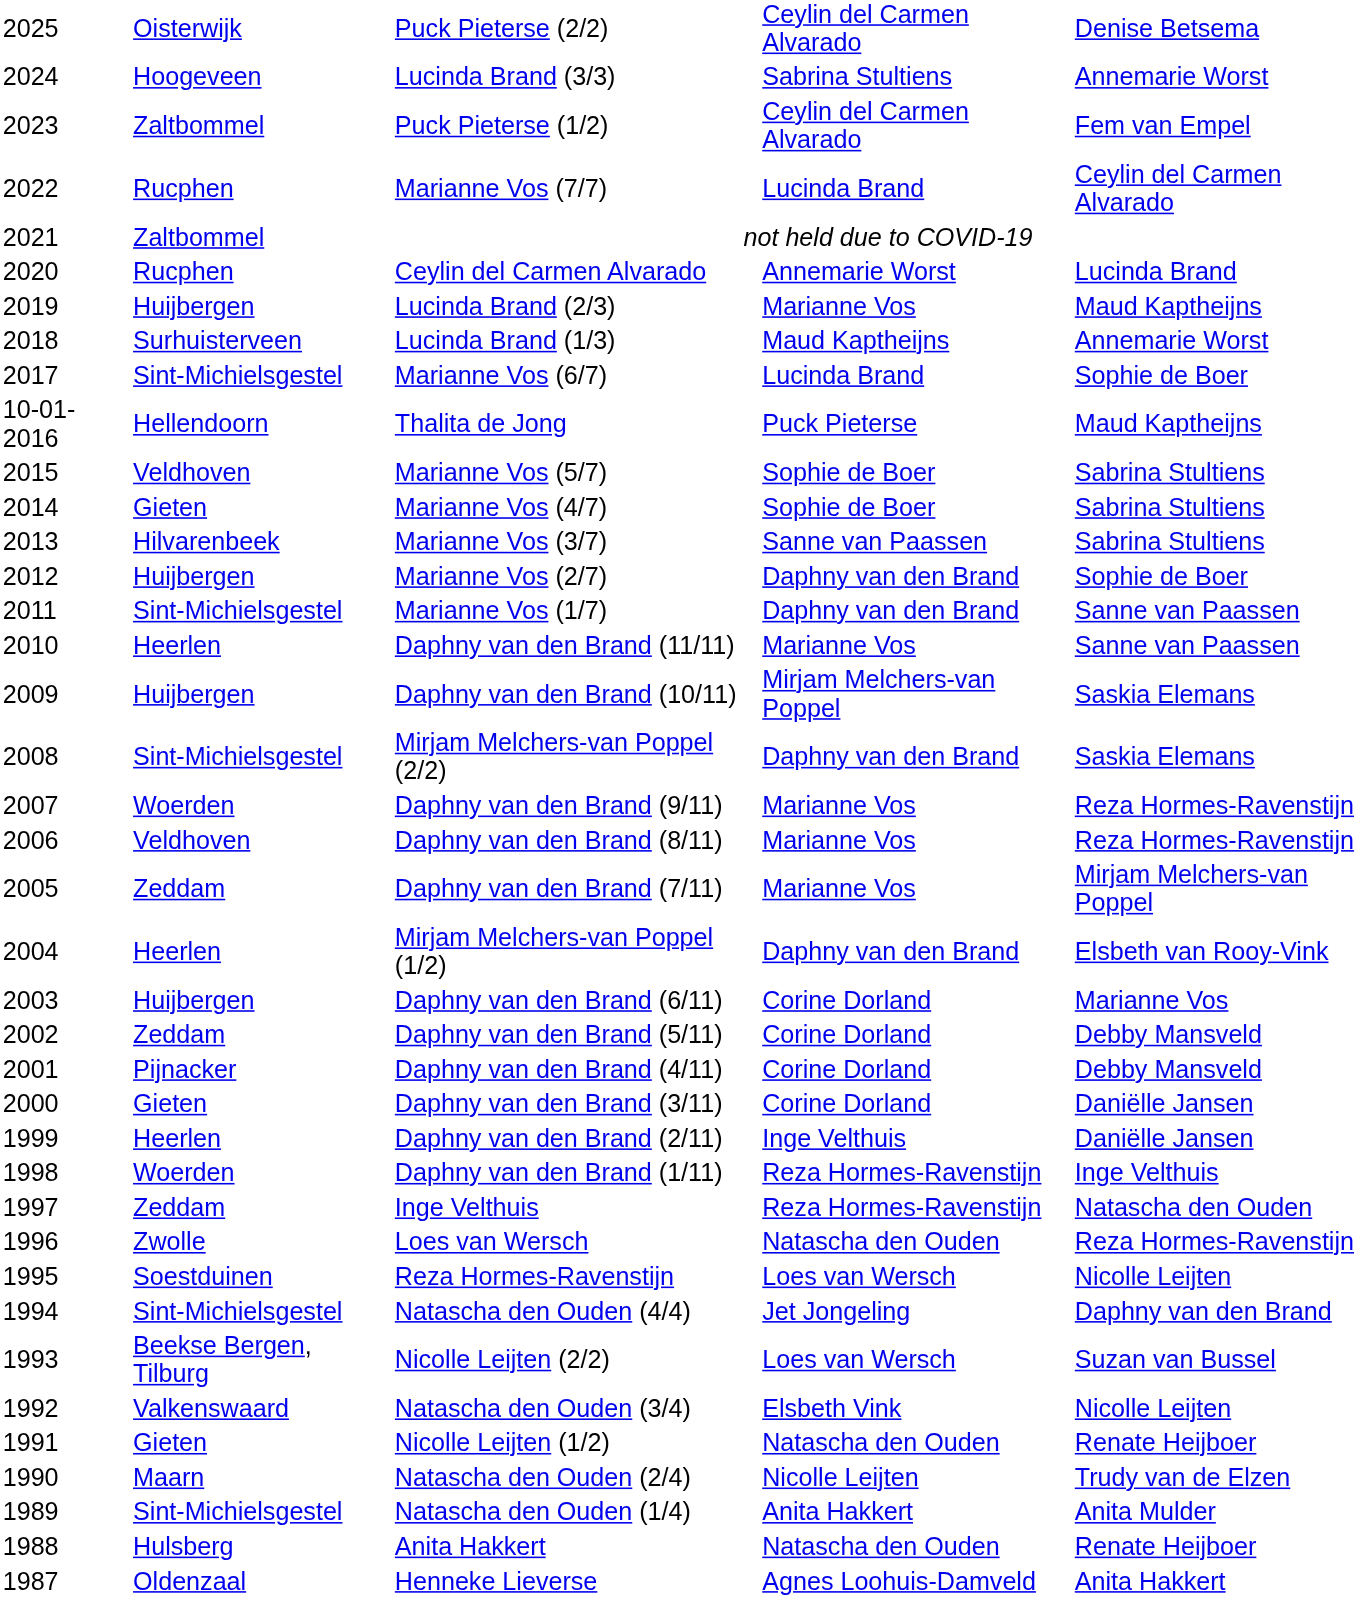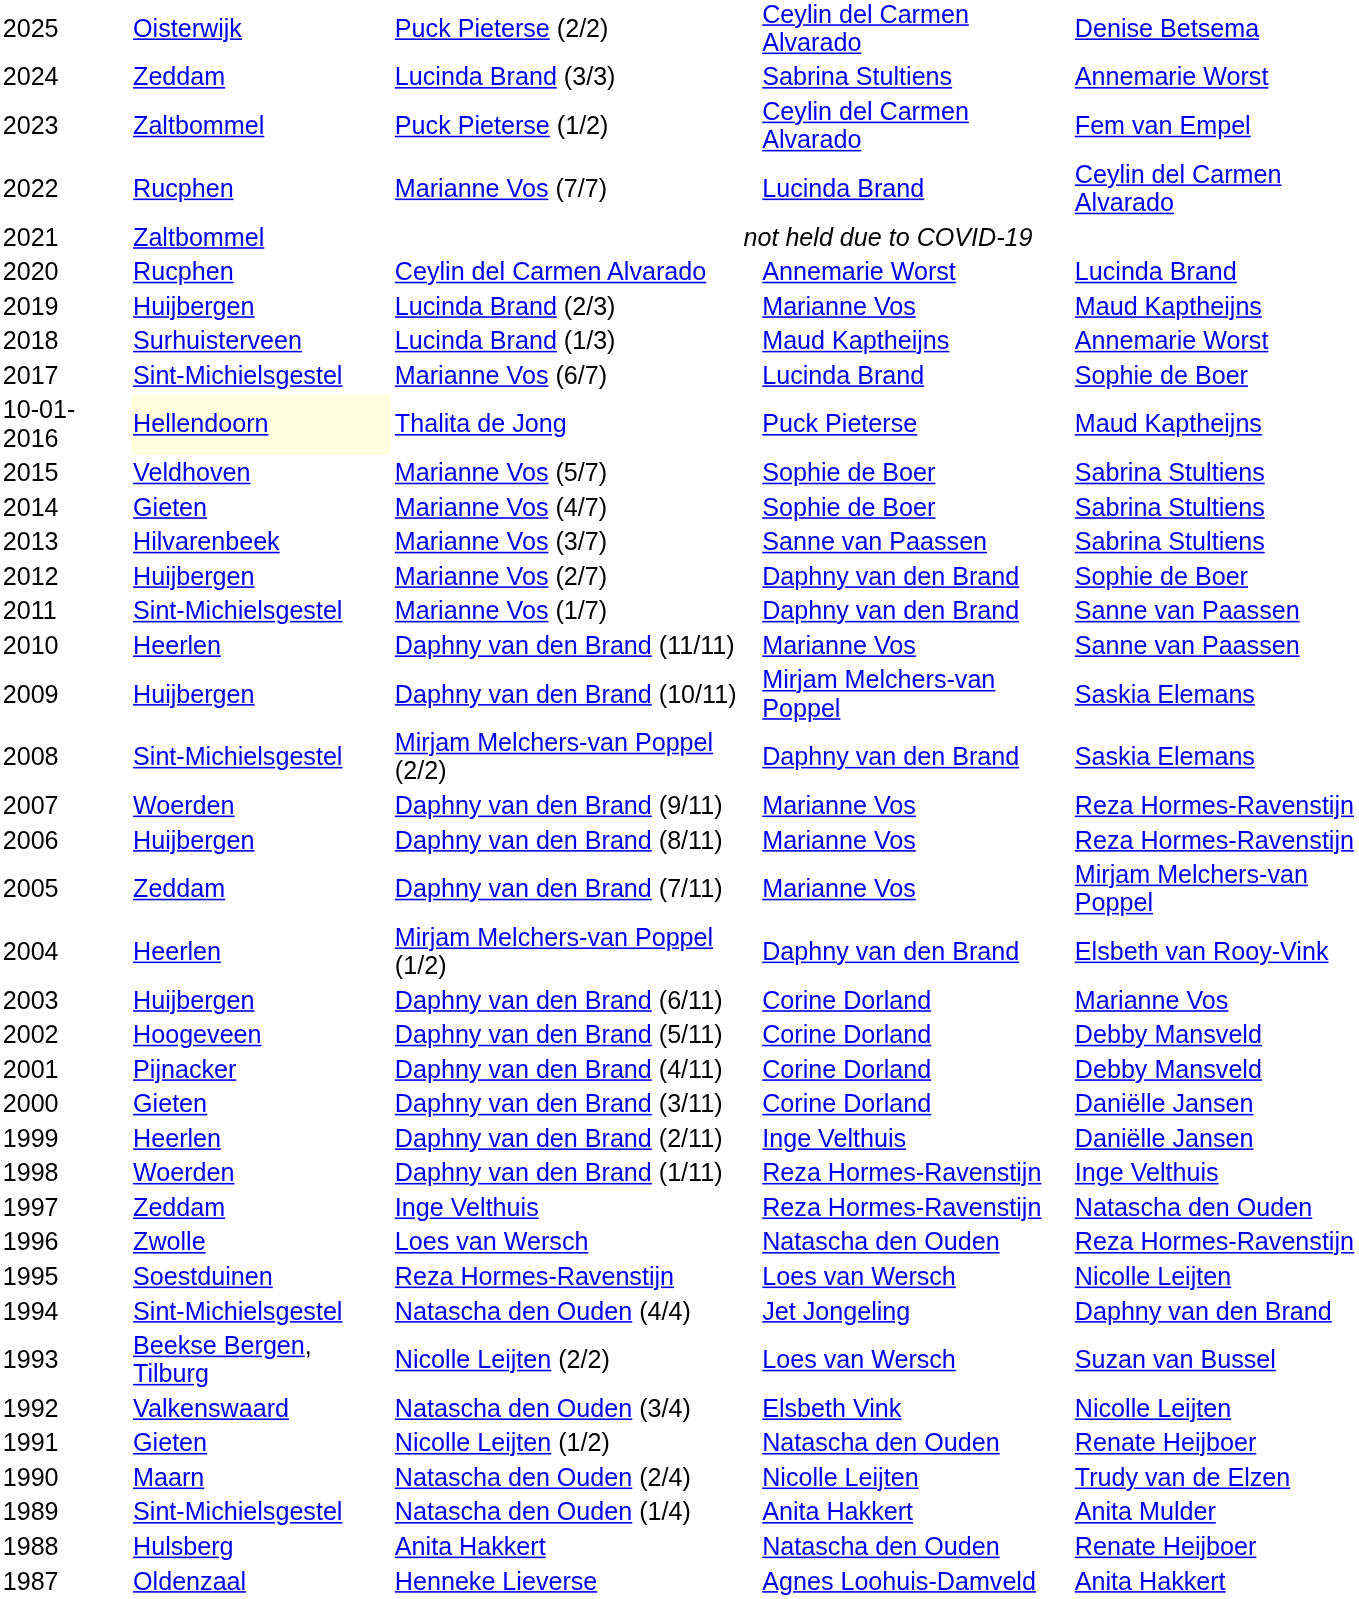(197, 77) Hoogeveen -> (179, 77) Zeddam
(201, 424) no background -> (201, 424) lightyellow background
(192, 840) Veldhoven -> (194, 840) Huijbergen
(179, 1035) Zeddam -> (197, 1035) Hoogeveen
